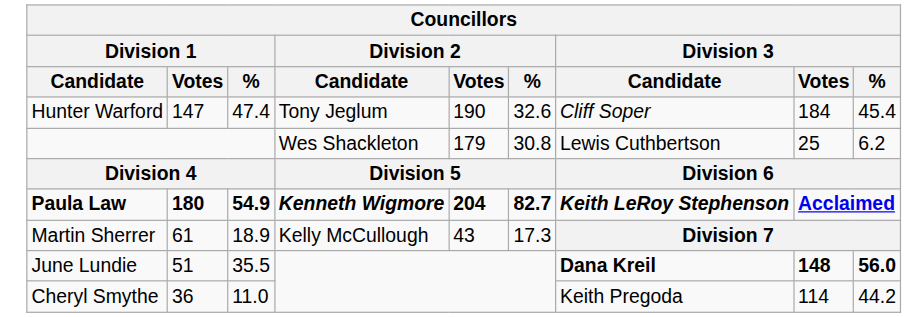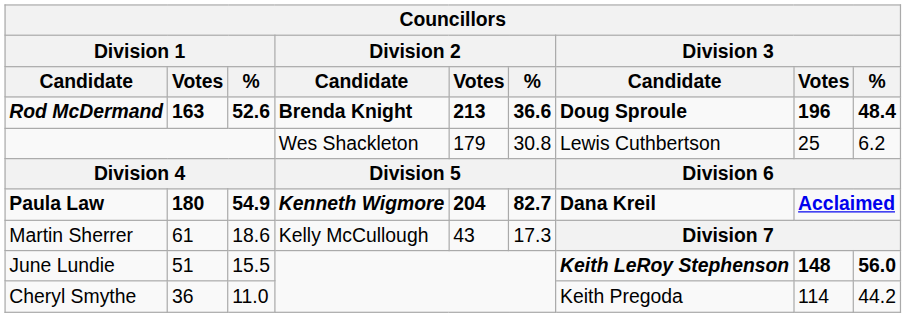+ row: (86, 112)
- row: (97, 112)
(675, 204) Keith LeRoy Stephenson -> (608, 204) Dana Kreil
(251, 235) 18.9 -> (251, 235) 18.6
(251, 265) 35.5 -> (251, 265) 15.5
(608, 265) Dana Kreil -> (675, 265) Keith LeRoy Stephenson
